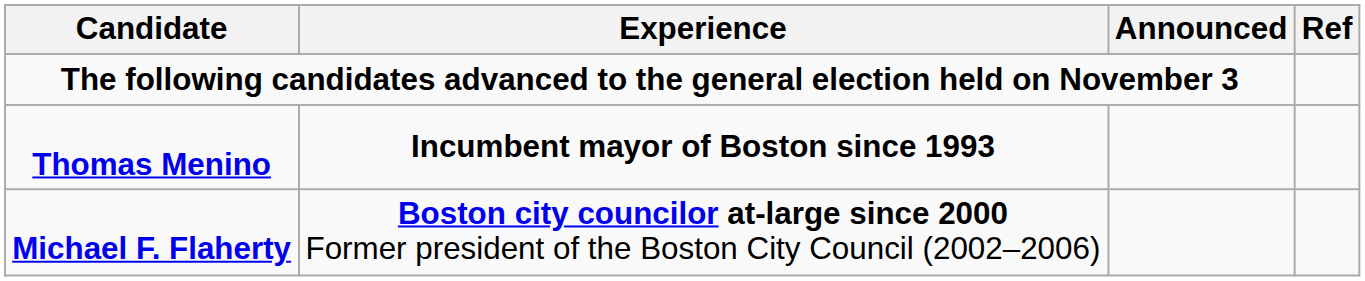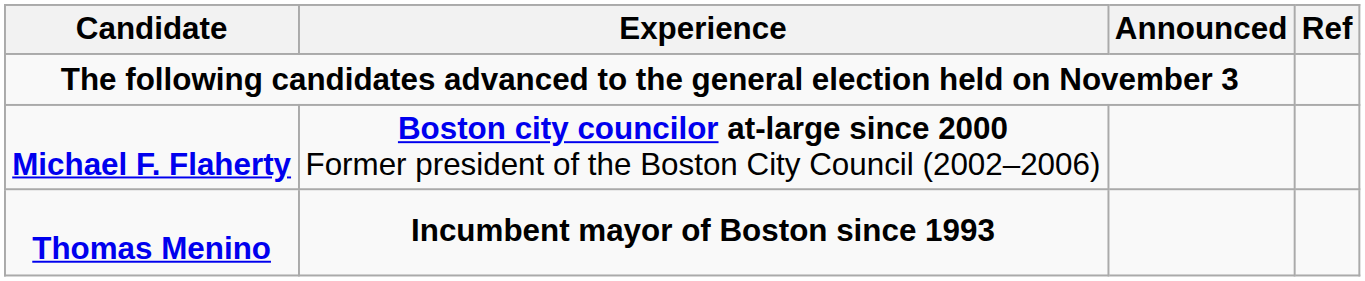rows swapped: (152, 249) <-> (152, 164)
